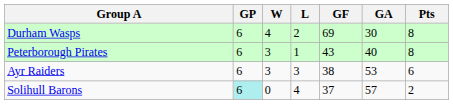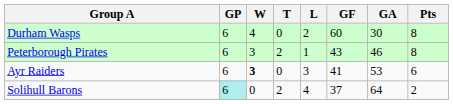+ column: (287, 14)
(328, 33) 69 -> (336, 33) 60
(371, 52) 40 -> (376, 52) 46
(268, 71) normal -> (252, 71) bold
(328, 71) 38 -> (336, 71) 41
(371, 90) 57 -> (376, 90) 64
